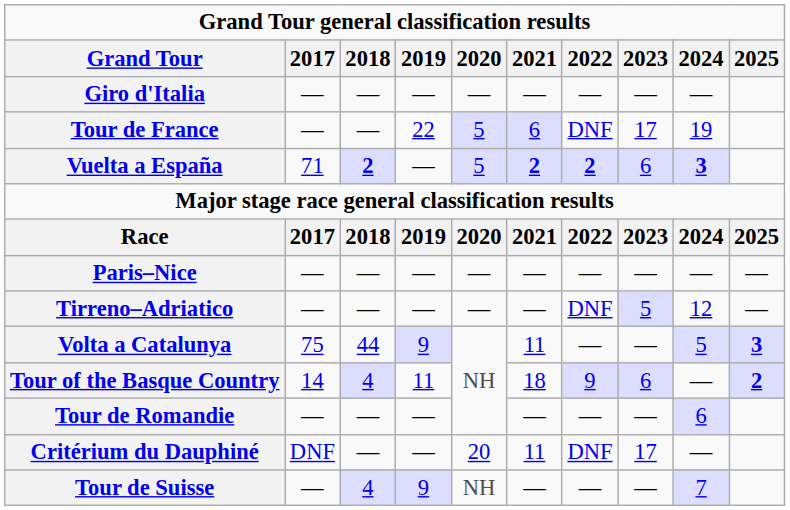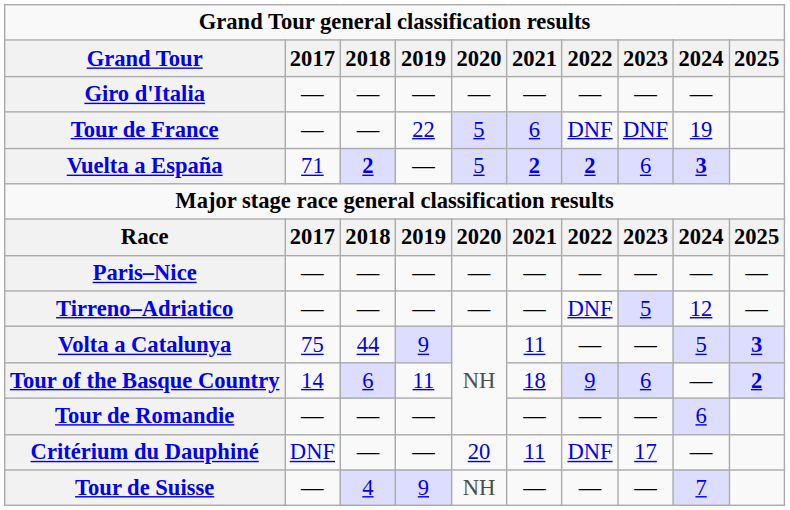(646, 129) 17 -> (646, 129) DNF
(368, 380) 4 -> (368, 380) 6
